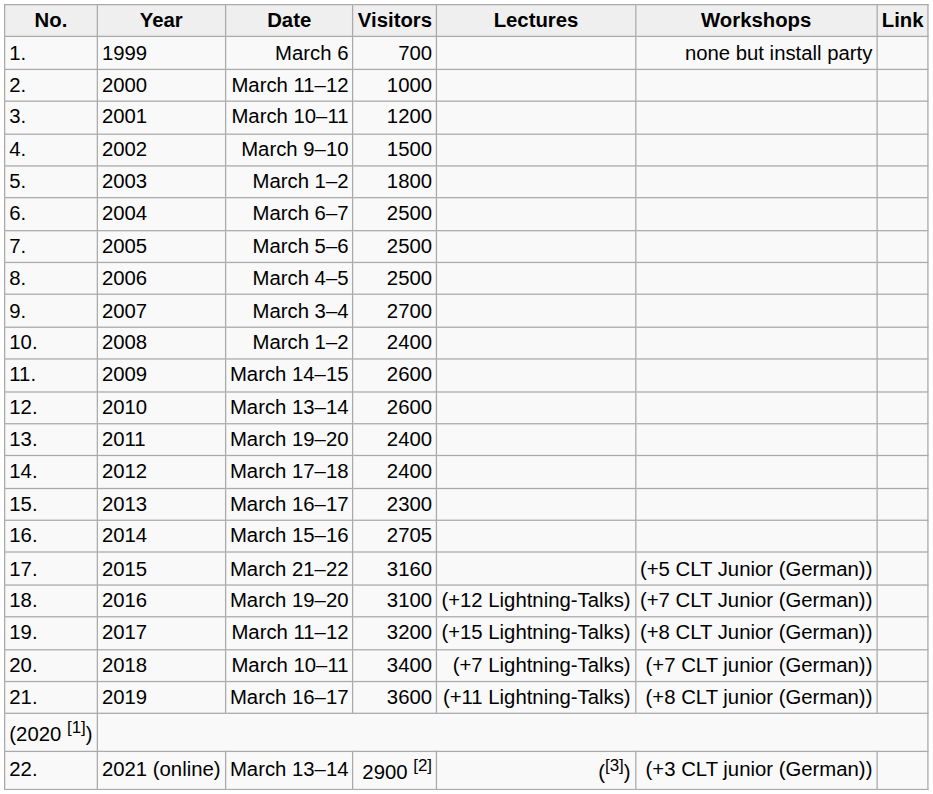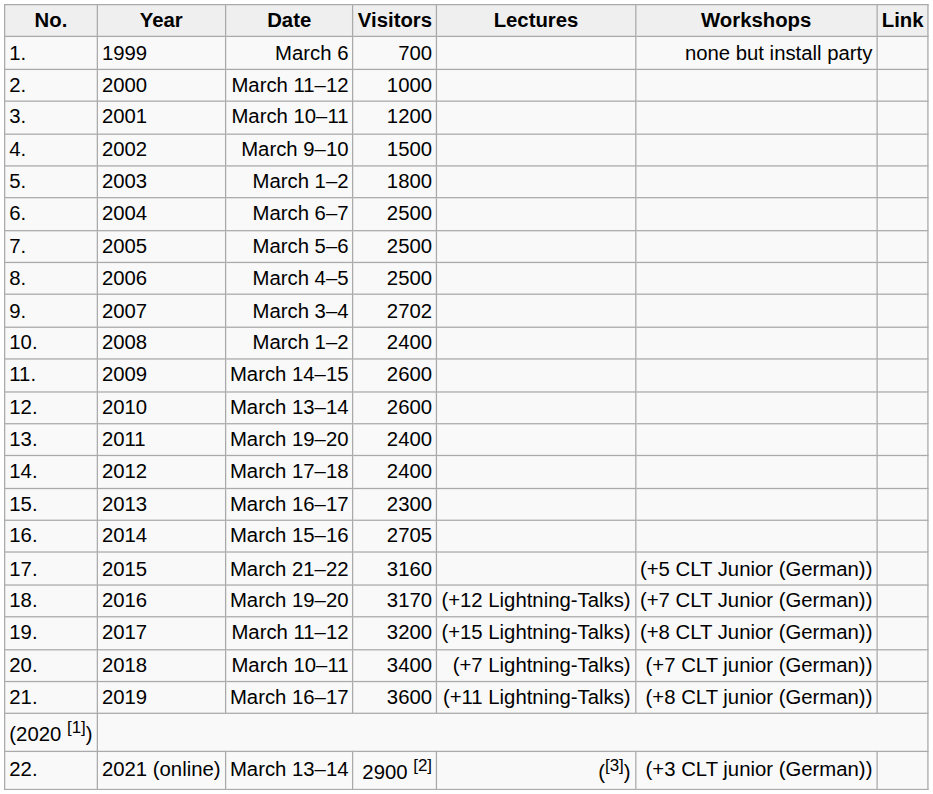(409, 310) 2700 -> (409, 310) 2702
(409, 600) 3100 -> (409, 600) 3170
